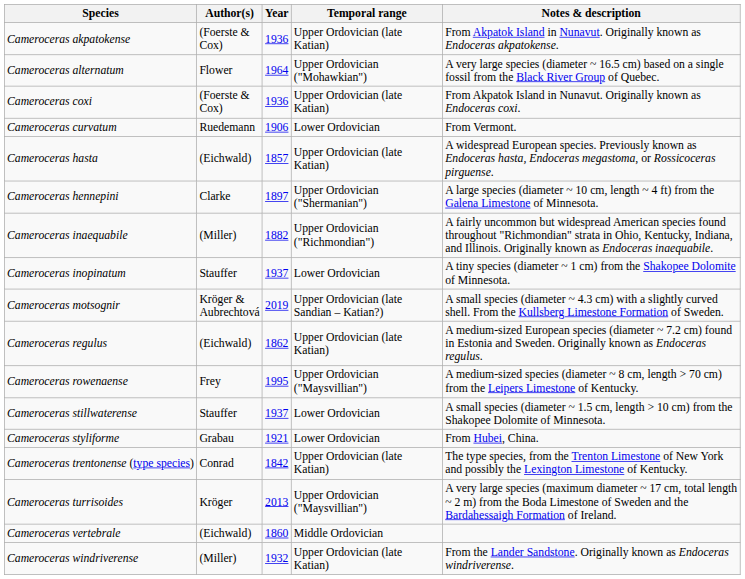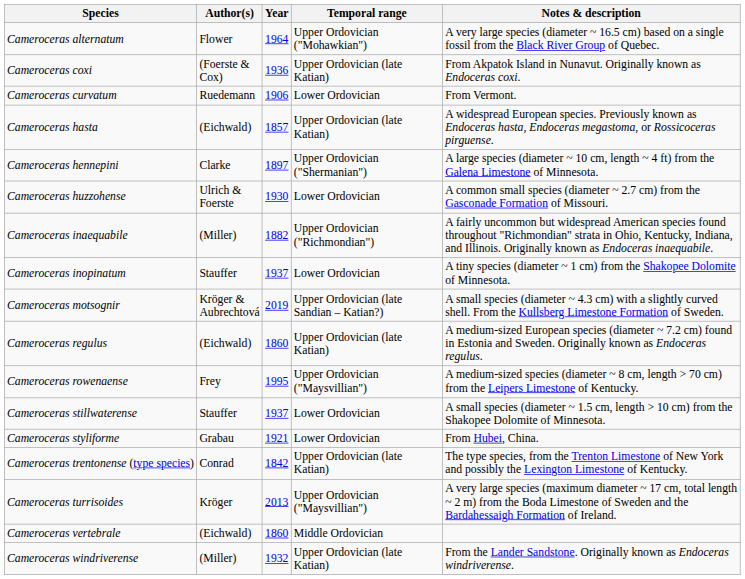- row: (69, 38)
+ row: (66, 197)
(277, 343) 1862 -> (277, 343) 1860
